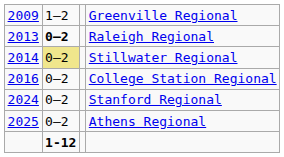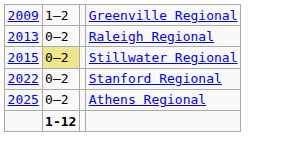(57, 36) bold -> (57, 36) normal
(23, 57) 2014 -> (23, 57) 2015
- row: (183, 79)
(23, 100) 2024 -> (23, 79) 2022
